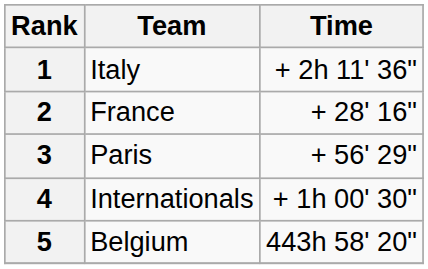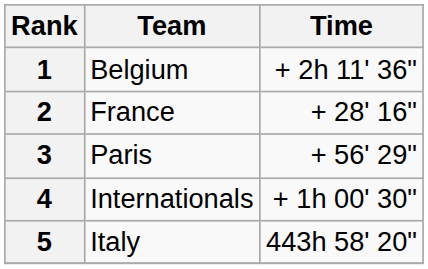(115, 69) Italy -> (139, 69) Belgium
(139, 241) Belgium -> (115, 241) Italy
